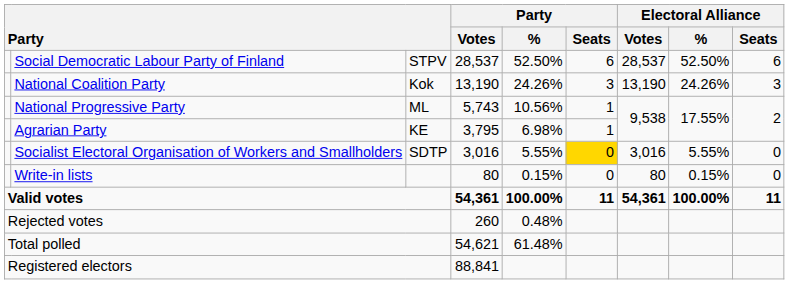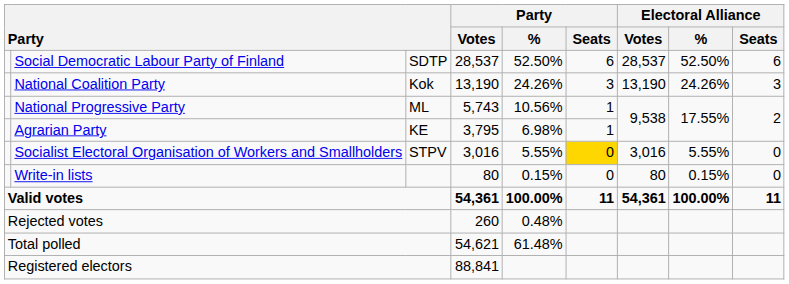(428, 61) STPV -> (428, 61) SDTP
(428, 152) SDTP -> (428, 152) STPV
